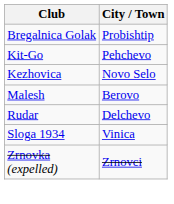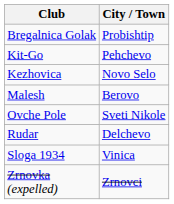+ row: (37, 114)
